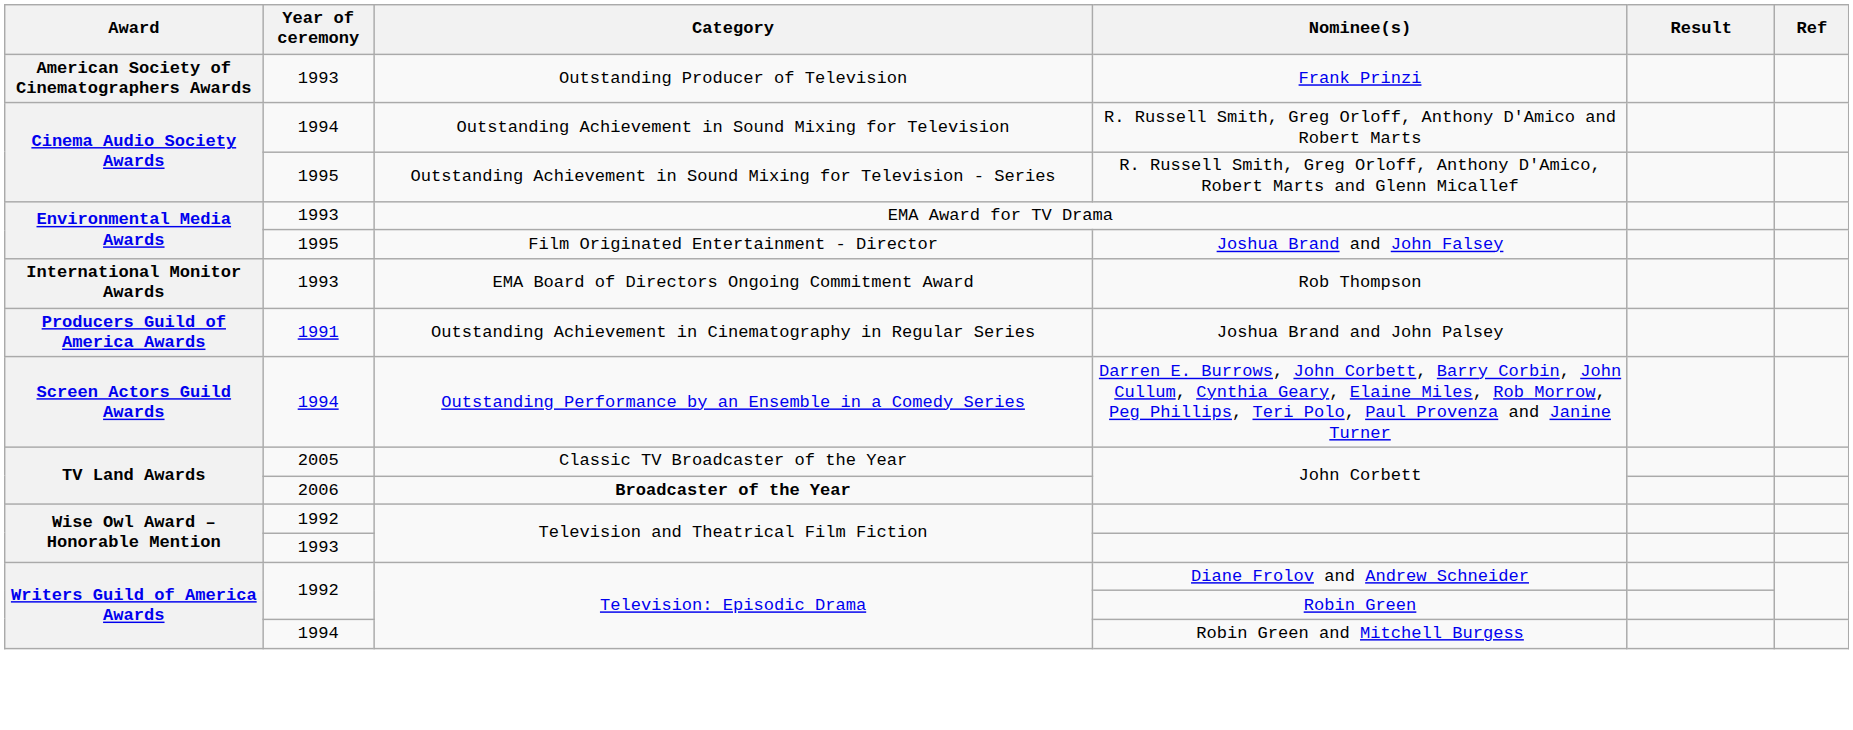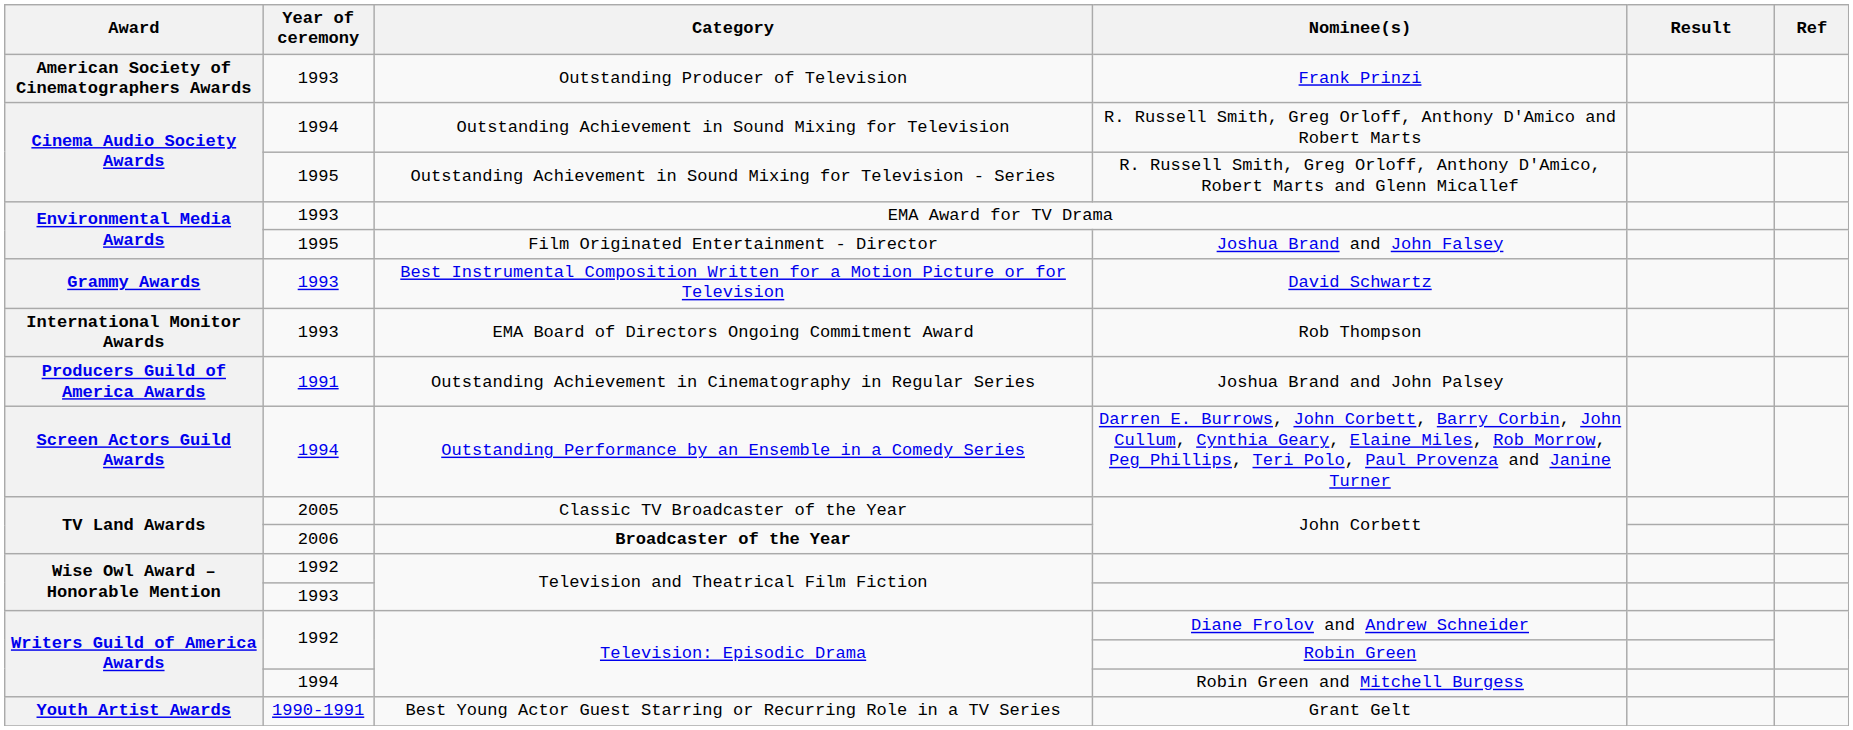+ row: (318, 283)
+ row: (318, 711)
